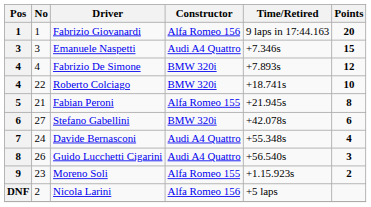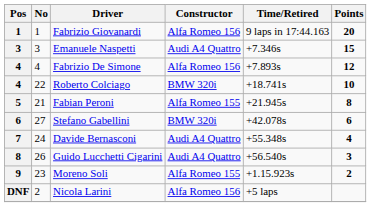(192, 67) BMW 320i -> (204, 67) Alfa Romeo 156
